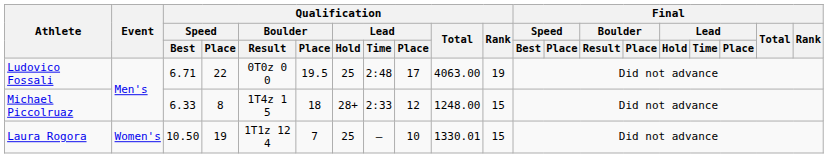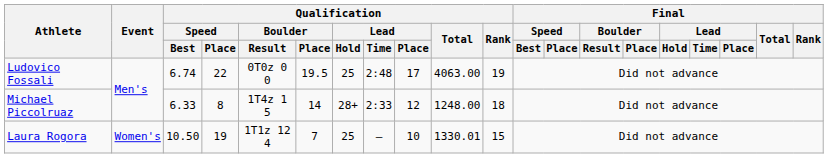(183, 73) 6.71 -> (183, 73) 6.74
(315, 105) 18 -> (315, 105) 14
(498, 105) 15 -> (498, 105) 18
